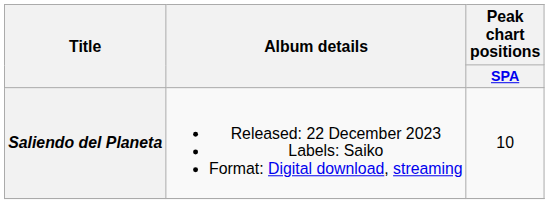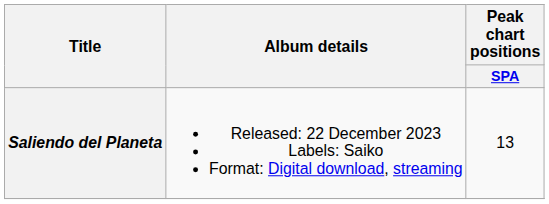(505, 142) 10 -> (505, 142) 13
